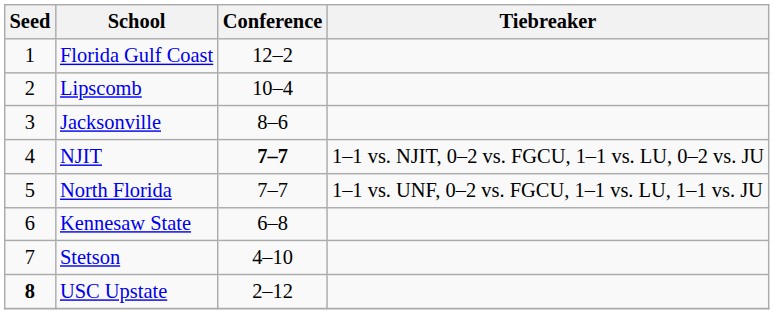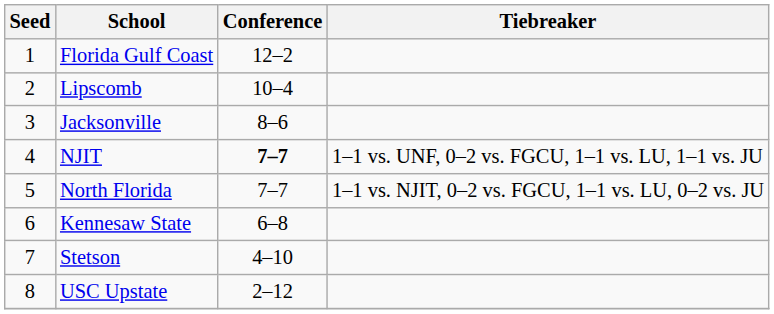(548, 156) 1–1 vs. NJIT, 0–2 vs. FGCU, 1–1 vs. LU, 0–2 vs. JU -> (547, 156) 1–1 vs. UNF, 0–2 vs. FGCU, 1–1 vs. LU, 1–1 vs. JU
(547, 190) 1–1 vs. UNF, 0–2 vs. FGCU, 1–1 vs. LU, 1–1 vs. JU -> (548, 190) 1–1 vs. NJIT, 0–2 vs. FGCU, 1–1 vs. LU, 0–2 vs. JU
(30, 291) bold -> (30, 291) normal
